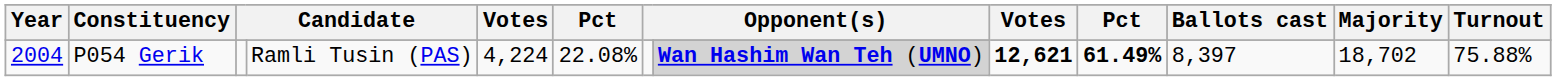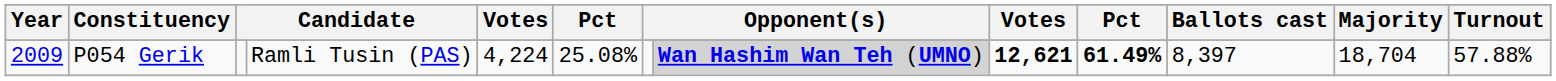(37, 58) 2004 -> (37, 58) 2009
(598, 58) 22.08% -> (598, 58) 25.08%
(1378, 58) 18,702 -> (1378, 58) 18,704
(1492, 58) 75.88% -> (1492, 58) 57.88%
